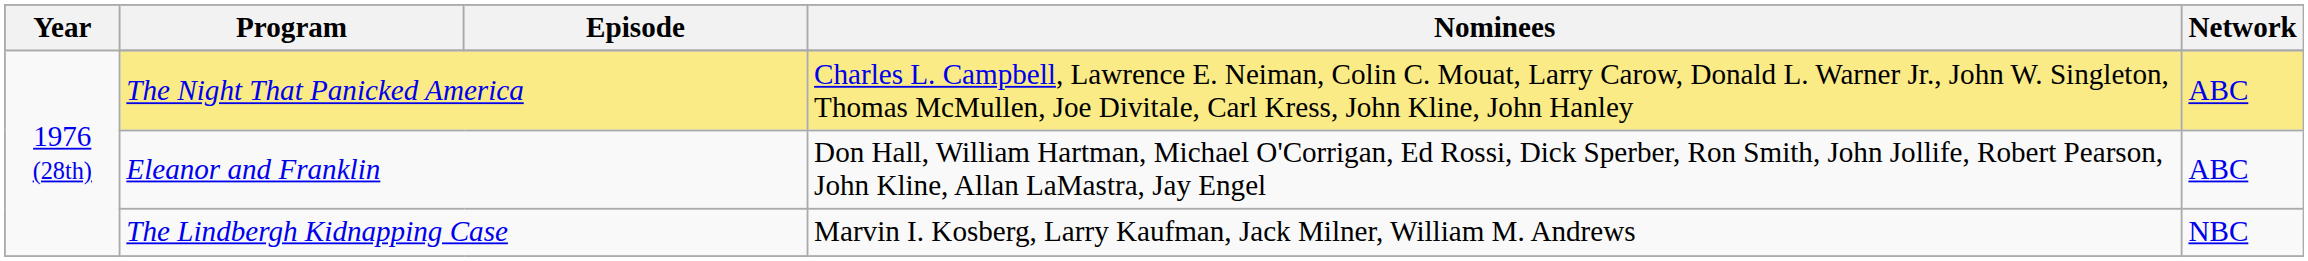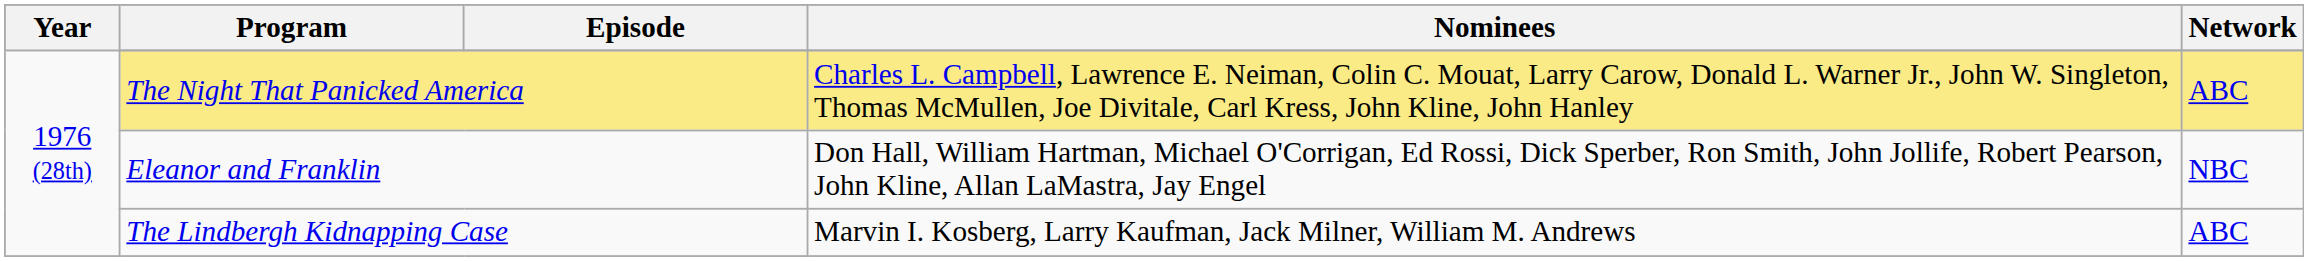(2218, 169) ABC -> (2218, 169) NBC
(2218, 231) NBC -> (2218, 231) ABC
